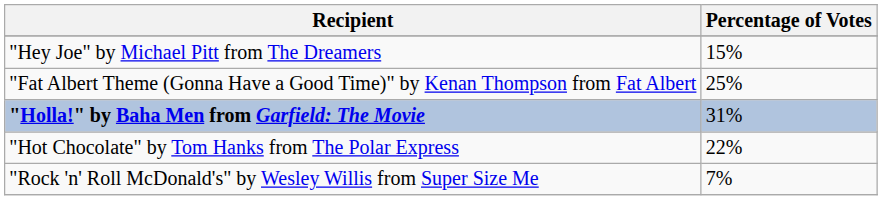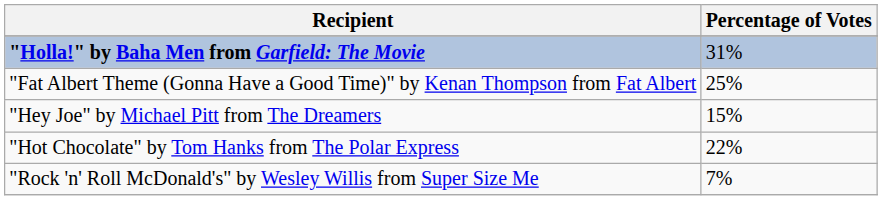rows swapped: (217, 115) <-> (195, 52)
